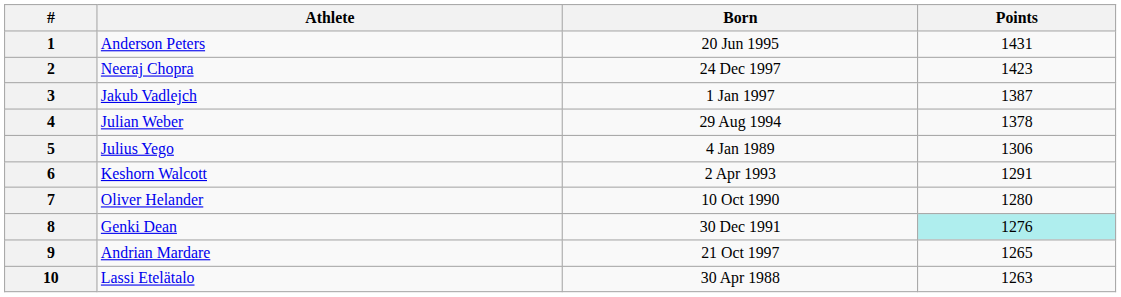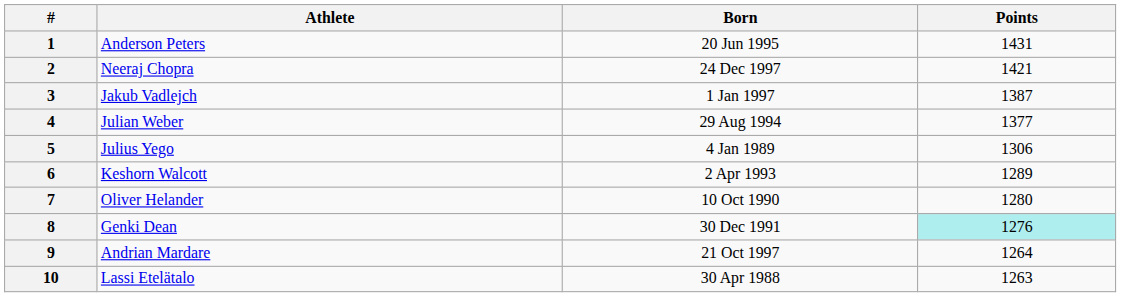(1017, 70) 1423 -> (1017, 70) 1421
(1017, 122) 1378 -> (1017, 122) 1377
(1017, 174) 1291 -> (1017, 174) 1289
(1017, 253) 1265 -> (1017, 253) 1264
